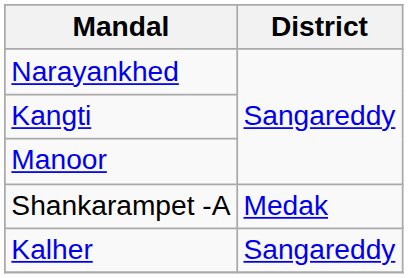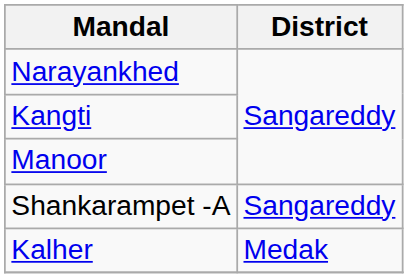(286, 205) Medak -> (319, 205) Sangareddy
(319, 250) Sangareddy -> (286, 250) Medak
